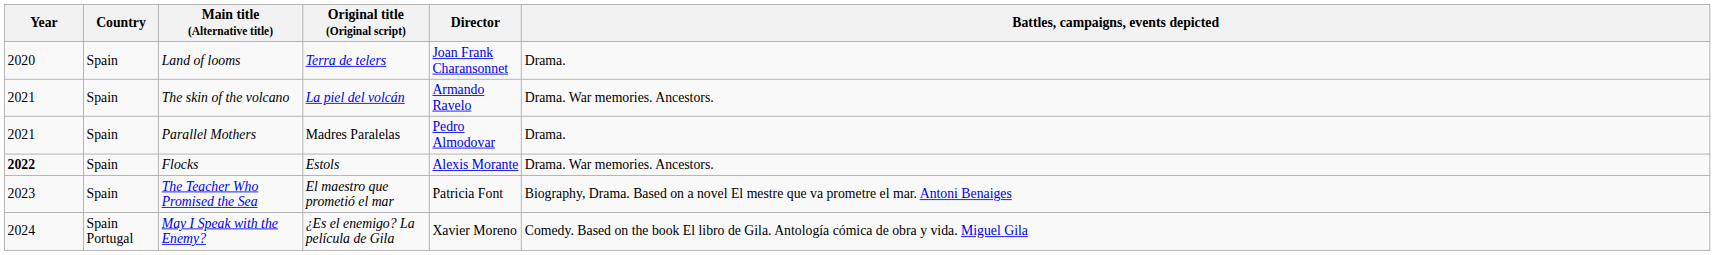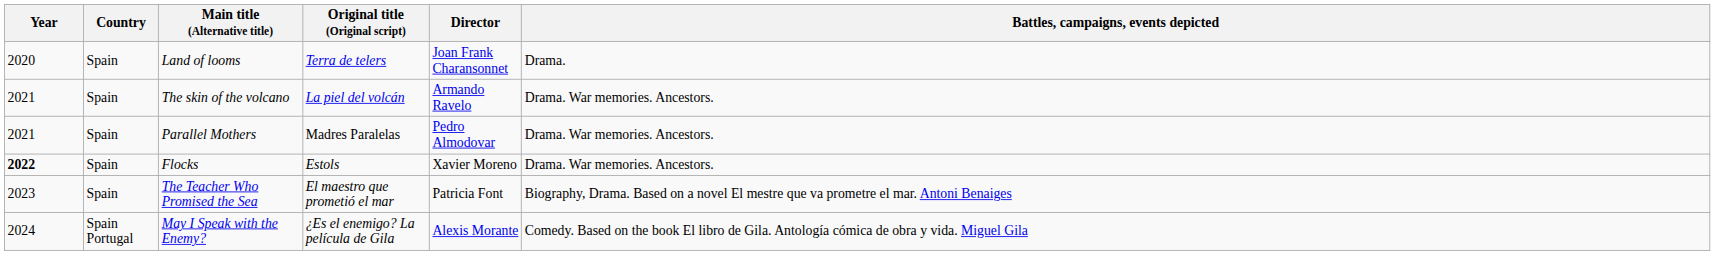(545, 135) Drama. -> (619, 135) Drama. War memories. Ancestors.
(475, 164) Alexis Morante -> (475, 164) Xavier Moreno
(475, 231) Xavier Moreno -> (475, 231) Alexis Morante
